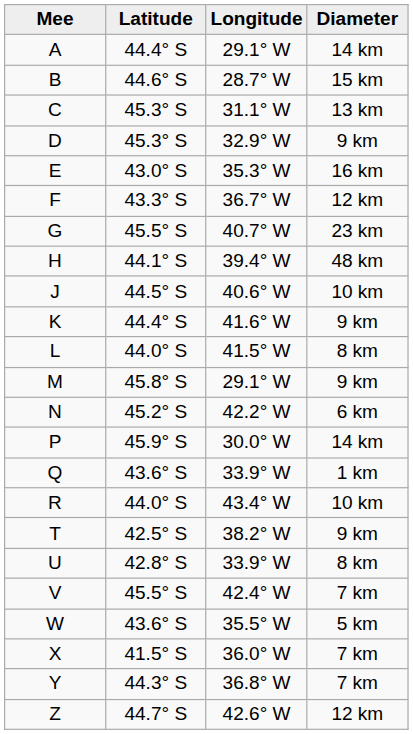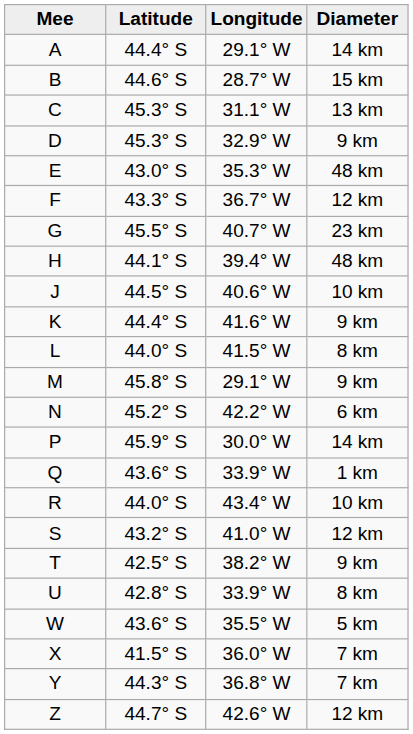(357, 170) 16 km -> (357, 170) 48 km
+ row: (55, 532)
- row: (55, 593)
